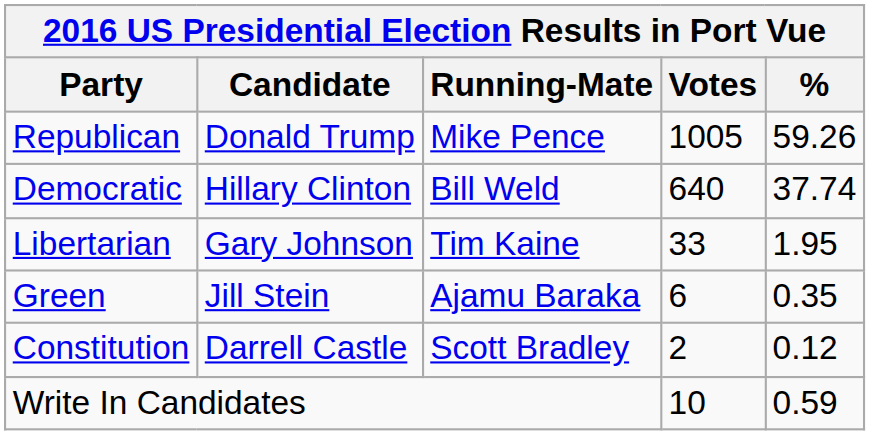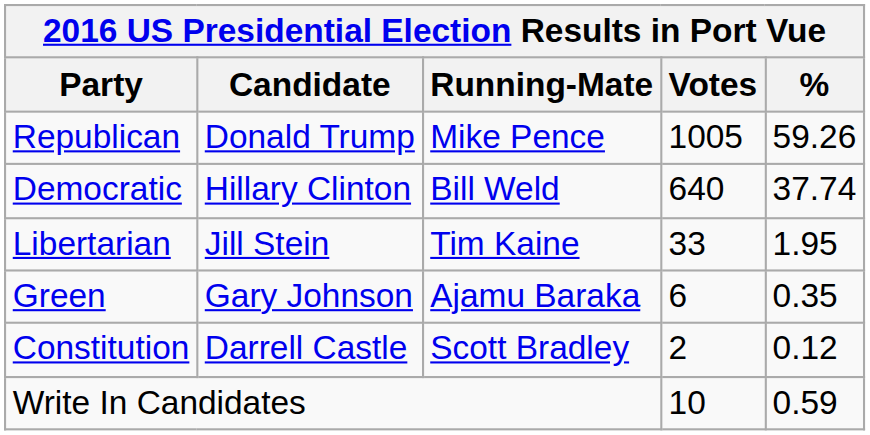(309, 243) Gary Johnson -> (267, 243) Jill Stein
(267, 296) Jill Stein -> (309, 296) Gary Johnson
